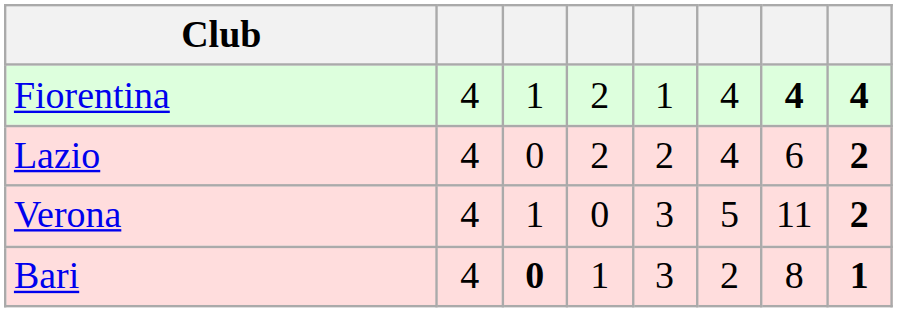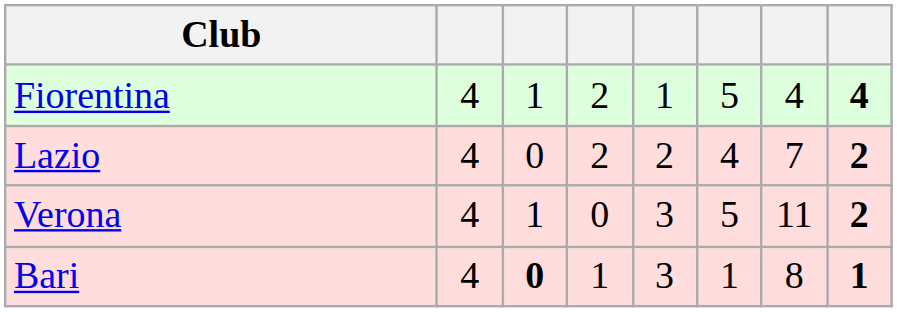(729, 94) 4 -> (729, 94) 5
(794, 94) bold -> (794, 94) normal
(794, 154) 6 -> (794, 154) 7
(729, 275) 2 -> (729, 275) 1
